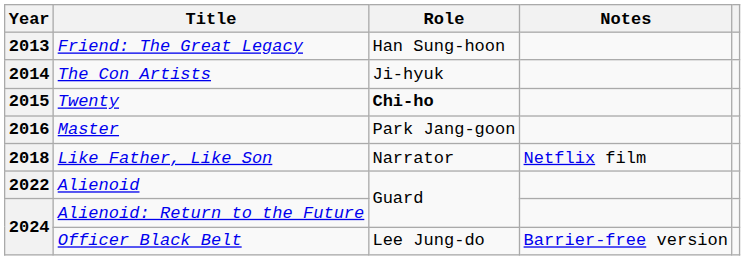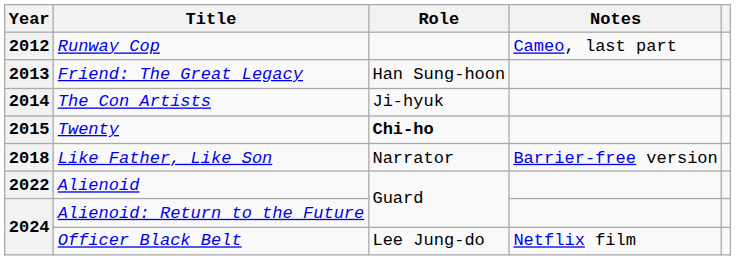+ row: (109, 46)
- row: (88, 130)
(585, 157) Netflix film -> (616, 157) Barrier-free version
(626, 241) Barrier-free version -> (575, 241) Netflix film
